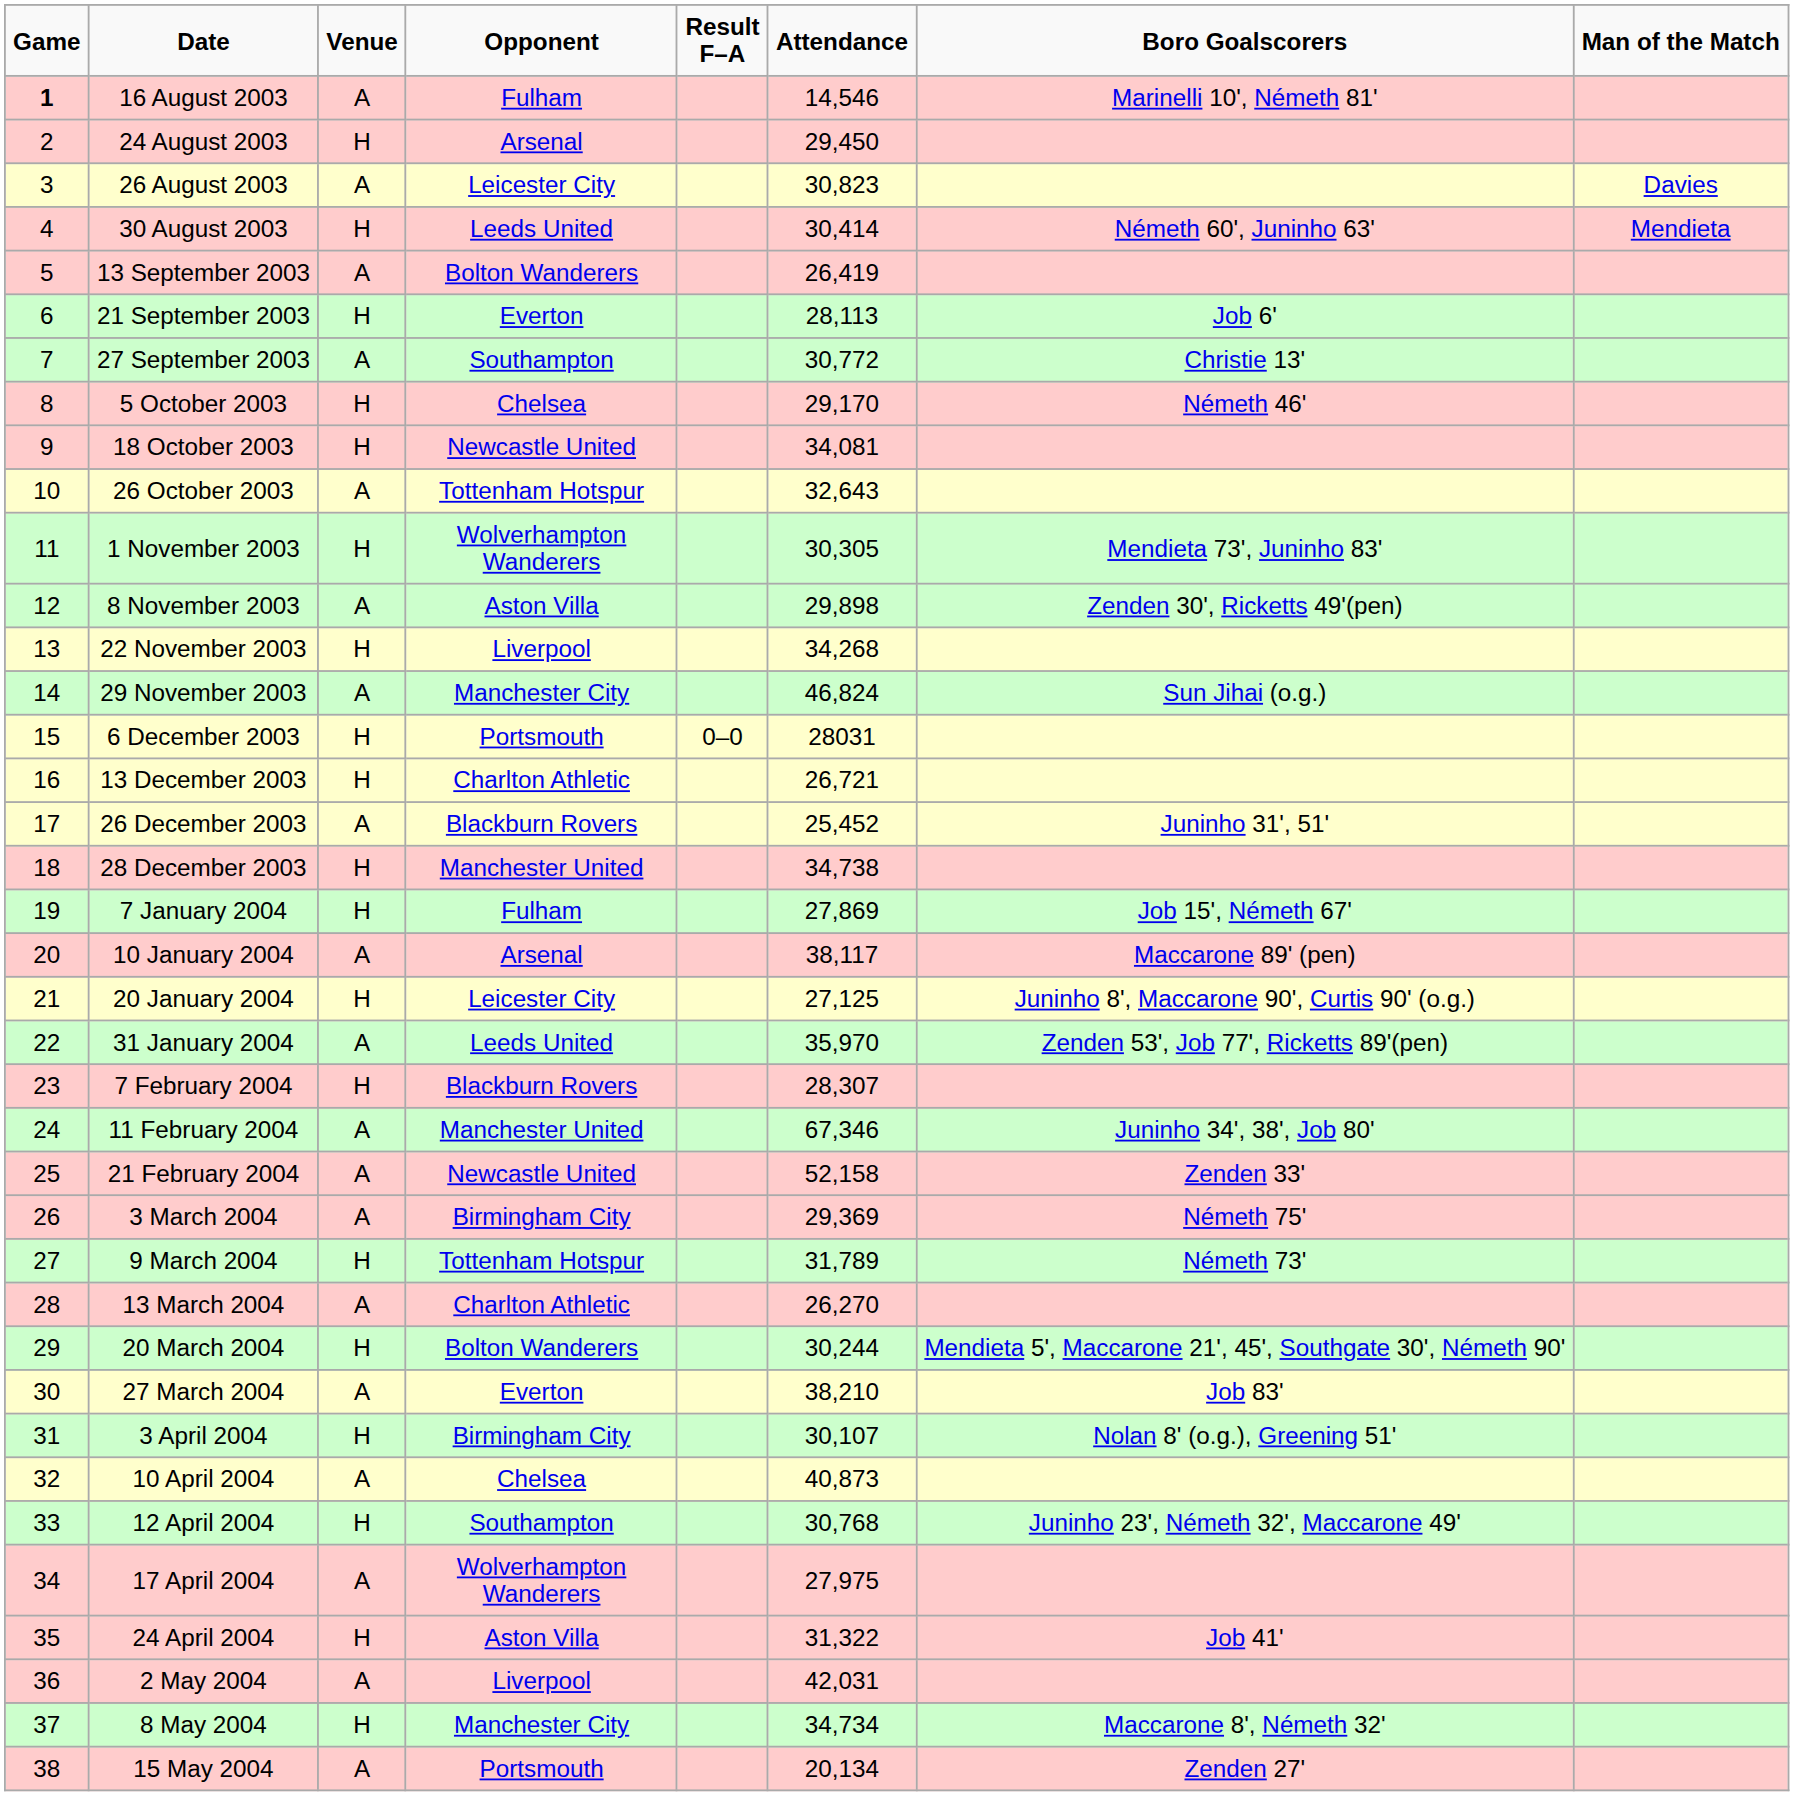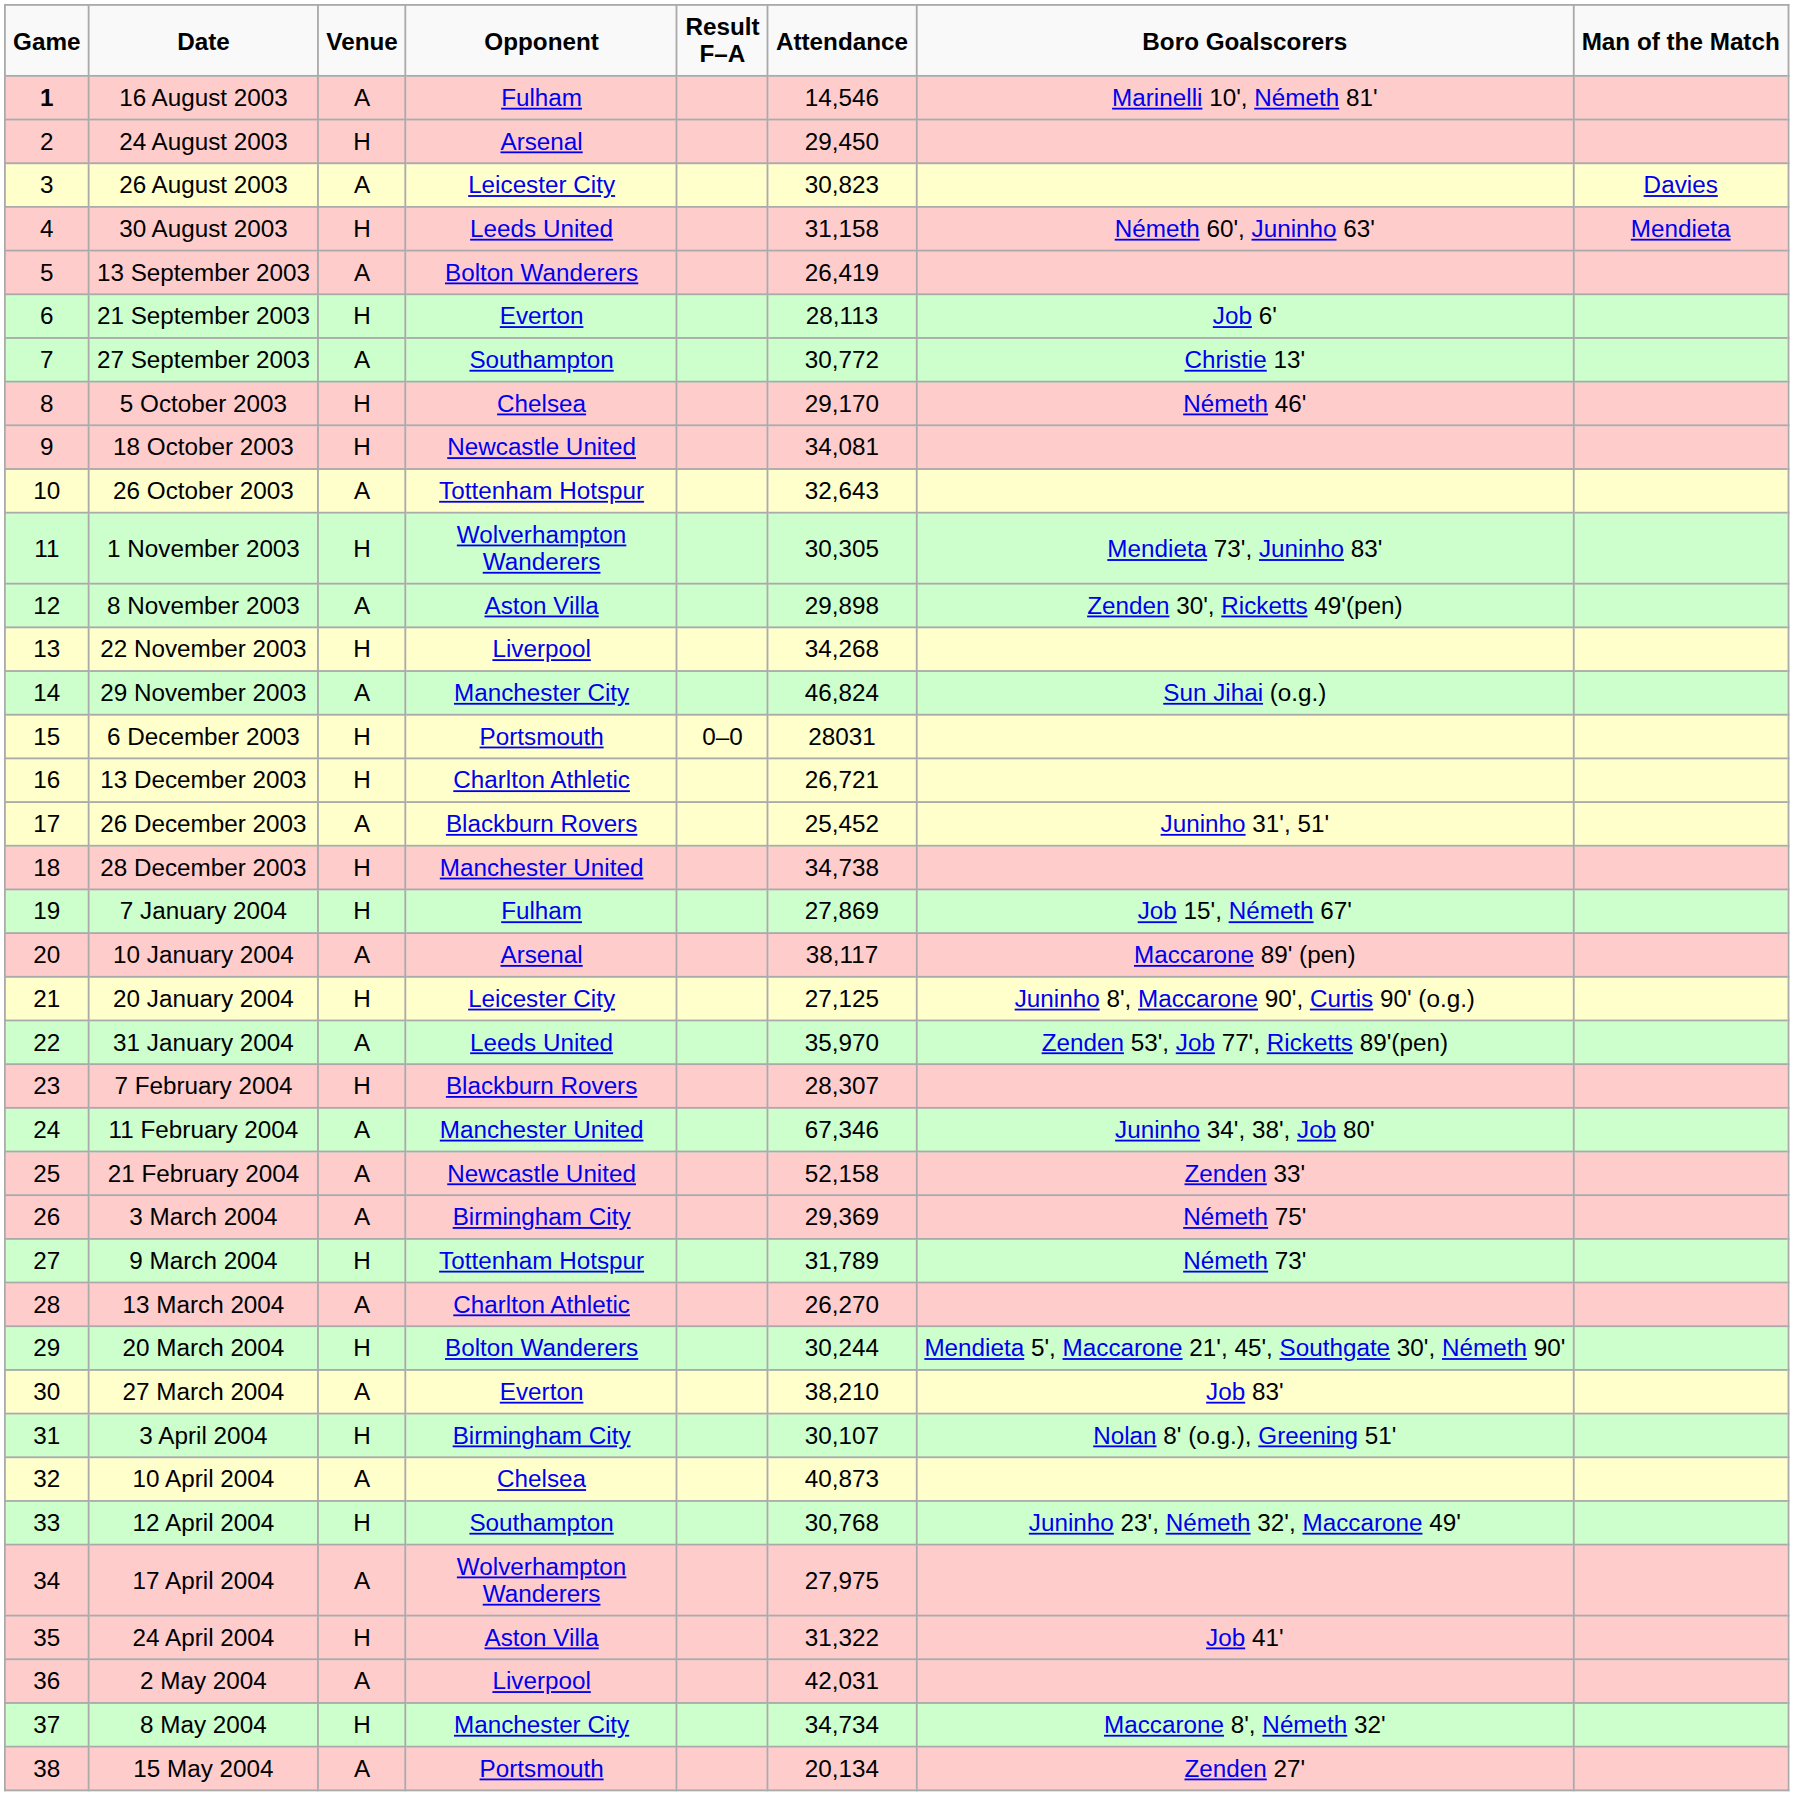(842, 229) 30,414 -> (842, 229) 31,158
